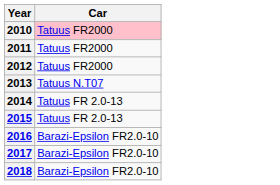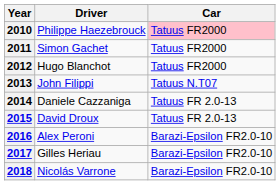+ column: (91, 13)
